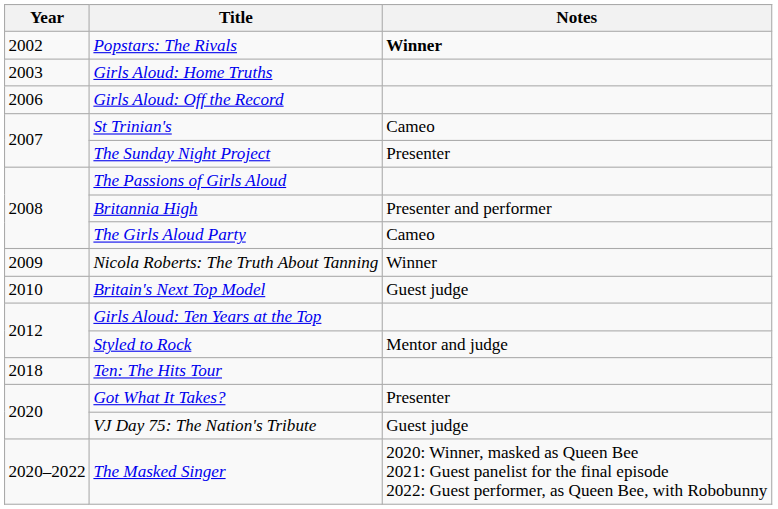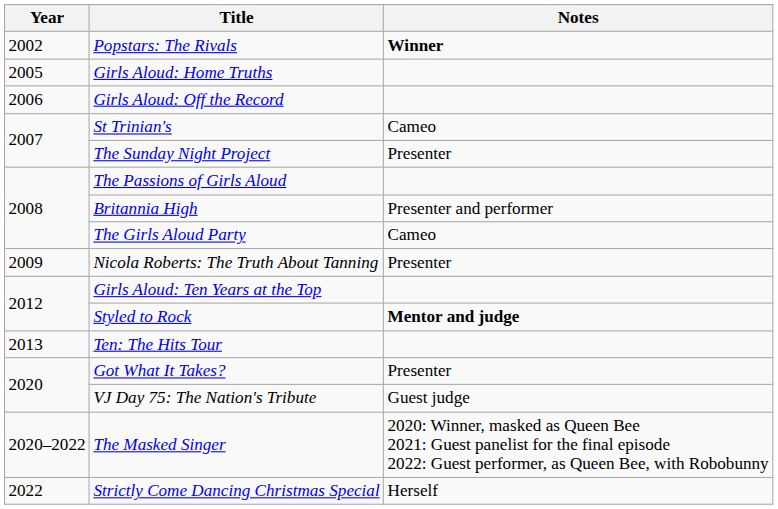(26, 72) 2003 -> (26, 72) 2005
(412, 262) Winner -> (419, 262) Presenter
- row: (179, 289)
(447, 343) normal -> (454, 316) bold
(26, 371) 2018 -> (26, 343) 2013
+ row: (237, 491)
